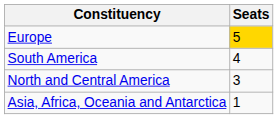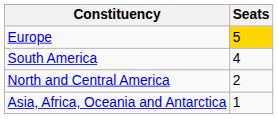(237, 80) 3 -> (237, 80) 2
